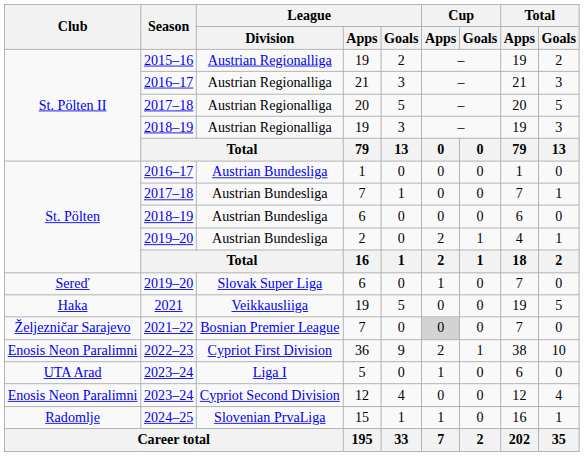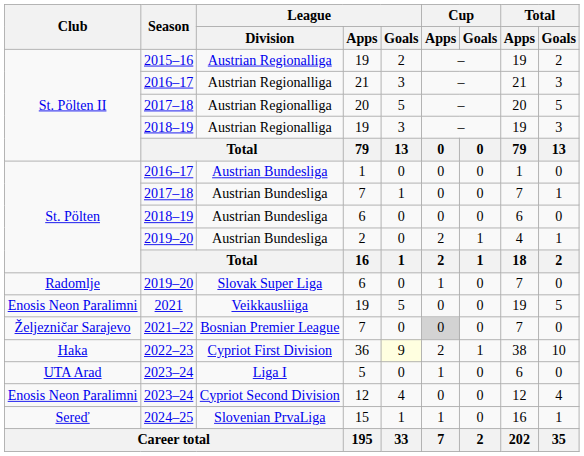(73, 283) Sereď -> (73, 283) Radomlje
(73, 305) Haka -> (73, 305) Enosis Neon Paralimni
(73, 350) Enosis Neon Paralimni -> (73, 350) Haka
(401, 350) no background -> (401, 350) lightyellow background
(73, 417) Radomlje -> (73, 417) Sereď
